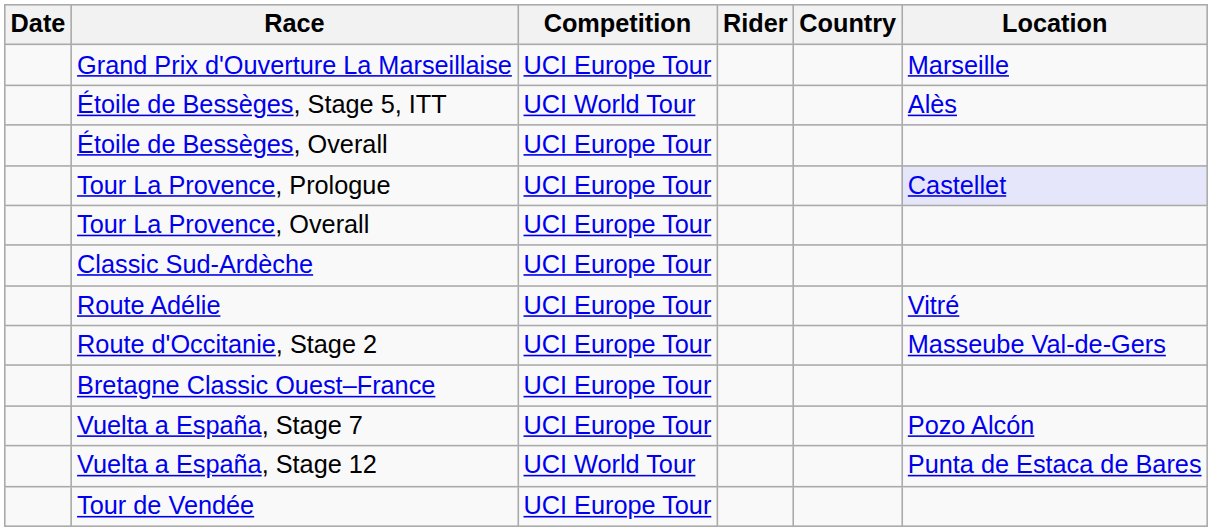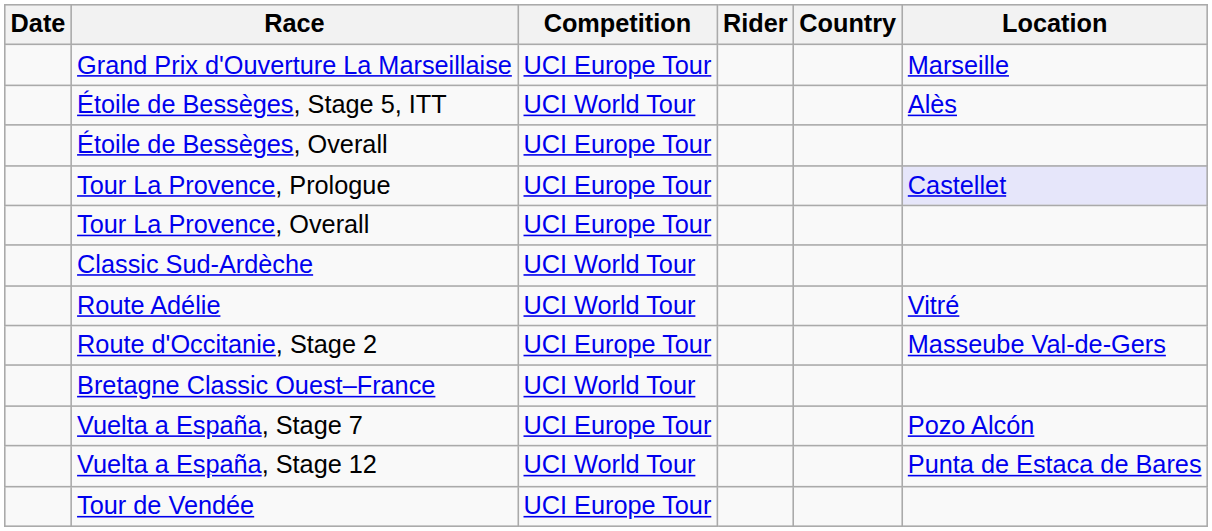(617, 265) UCI Europe Tour -> (609, 265) UCI World Tour
(617, 305) UCI Europe Tour -> (609, 305) UCI World Tour
(617, 385) UCI Europe Tour -> (609, 385) UCI World Tour
